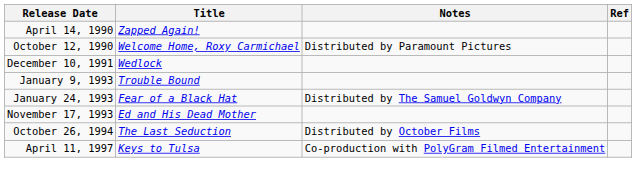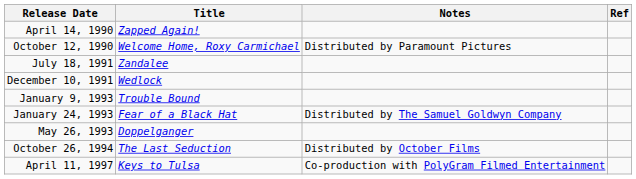+ row: (73, 64)
+ row: (76, 132)
- row: (60, 115)
